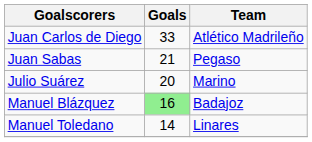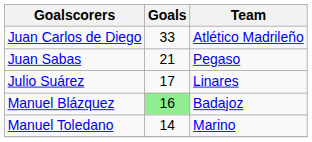(167, 81) 20 -> (167, 81) 17
(214, 81) Marino -> (216, 81) Linares
(216, 125) Linares -> (214, 125) Marino
